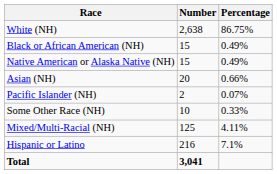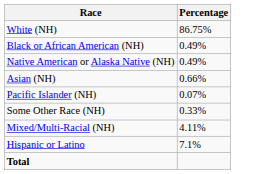- column: (198, 12)
